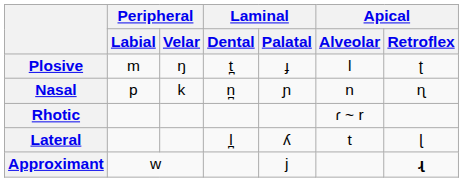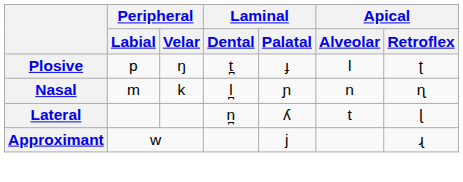(133, 66) m -> (133, 66) p
(133, 90) p -> (133, 90) m
(231, 90) n̪ -> (231, 90) l̪
- row: (56, 115)
(231, 139) l̪ -> (231, 115) n̪
(421, 164) bold -> (421, 139) normal
